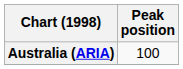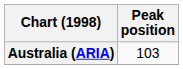(148, 53) 100 -> (148, 53) 103
